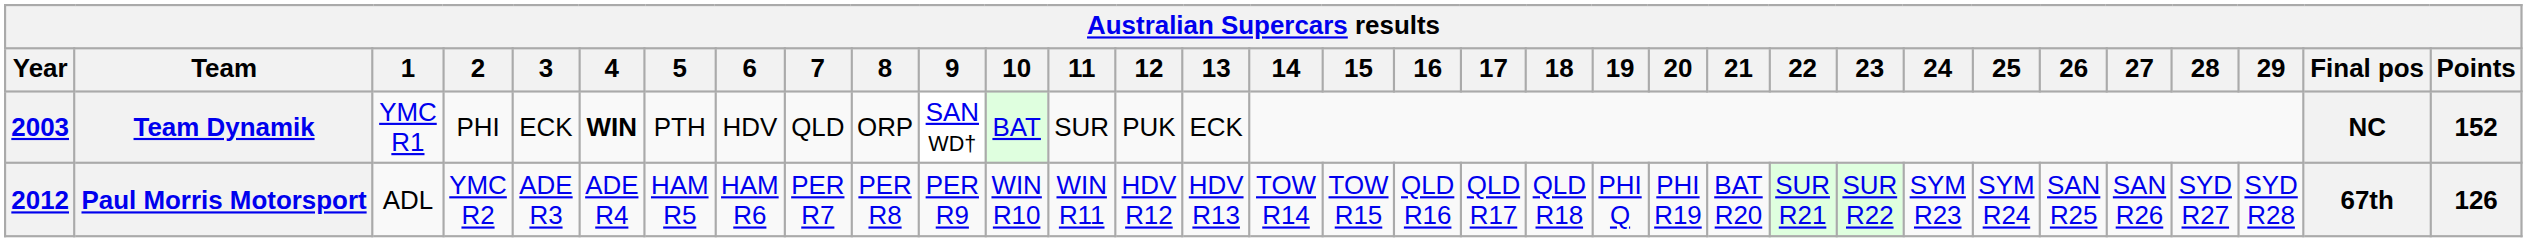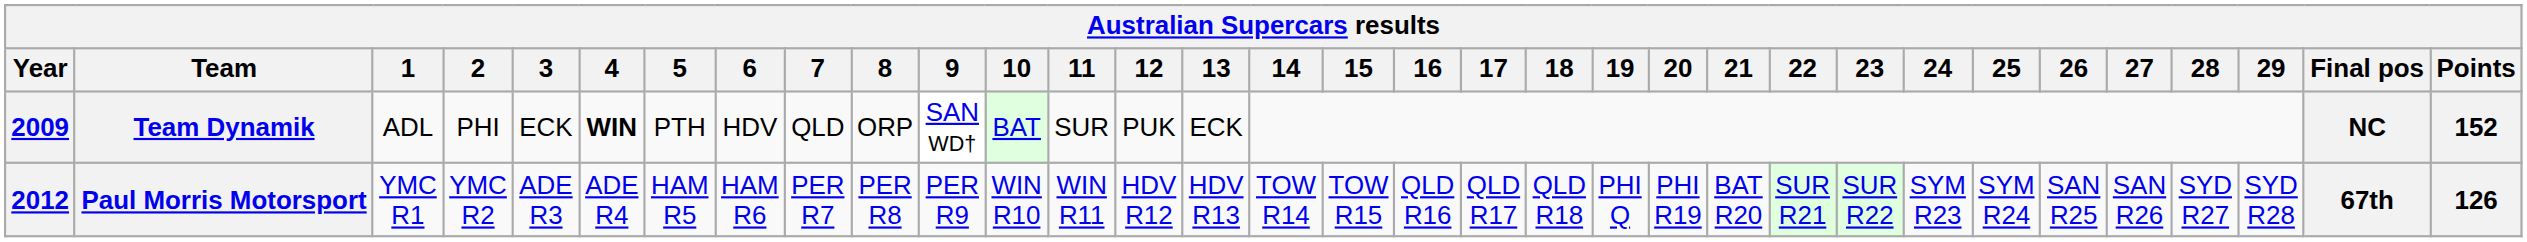(40, 127) 2003 -> (40, 127) 2009
(408, 127) YMC R1 -> (408, 127) ADL
(408, 200) ADL -> (408, 200) YMC R1
